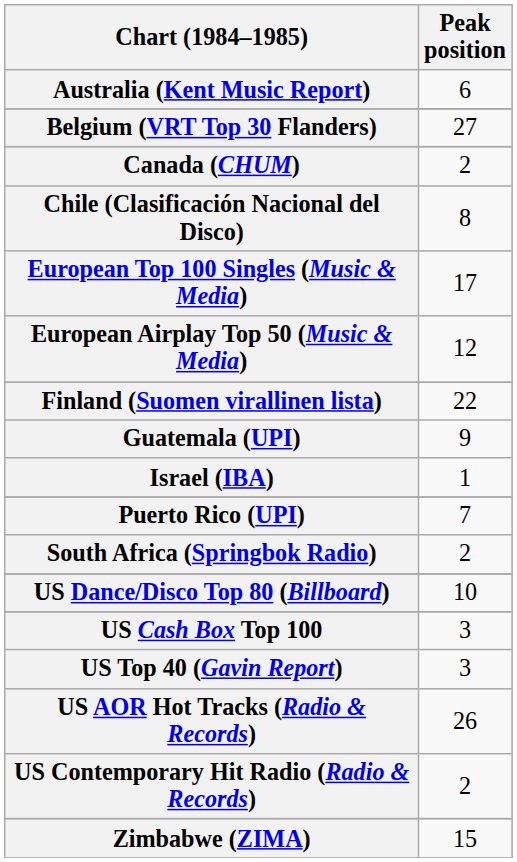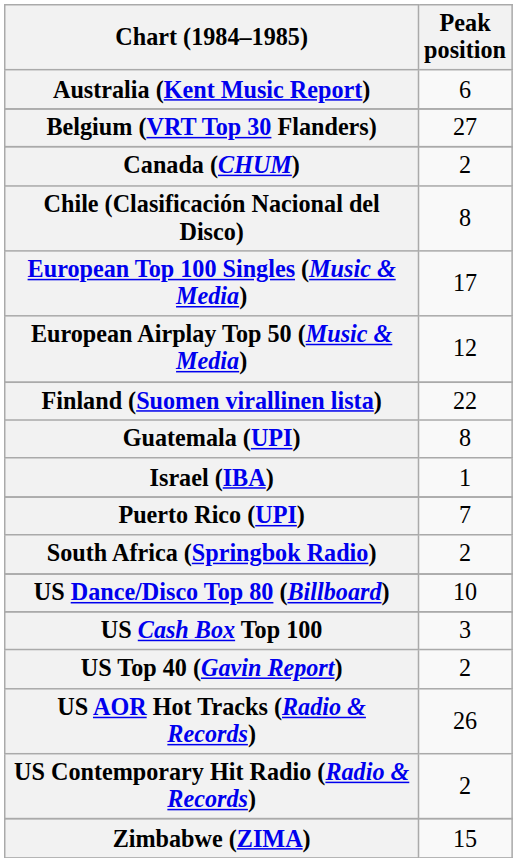(465, 438) 9 -> (465, 438) 8
(465, 668) 3 -> (465, 668) 2
